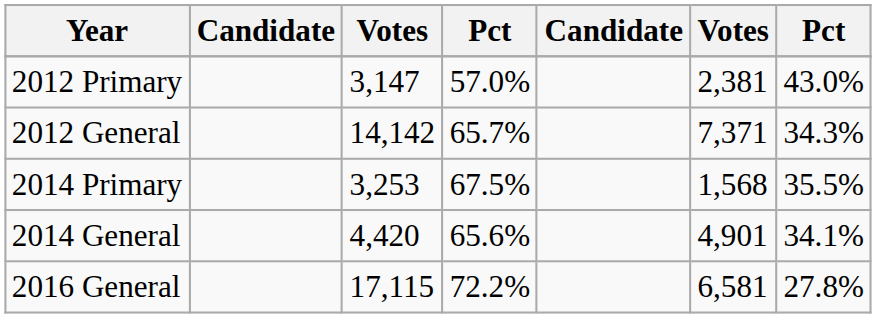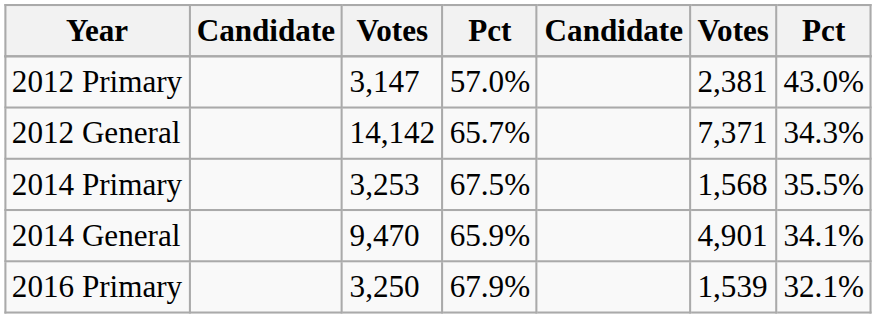(385, 235) 4,420 -> (385, 235) 9,470
(490, 235) 65.6% -> (490, 235) 65.9%
+ row: (97, 287)
- row: (96, 287)
